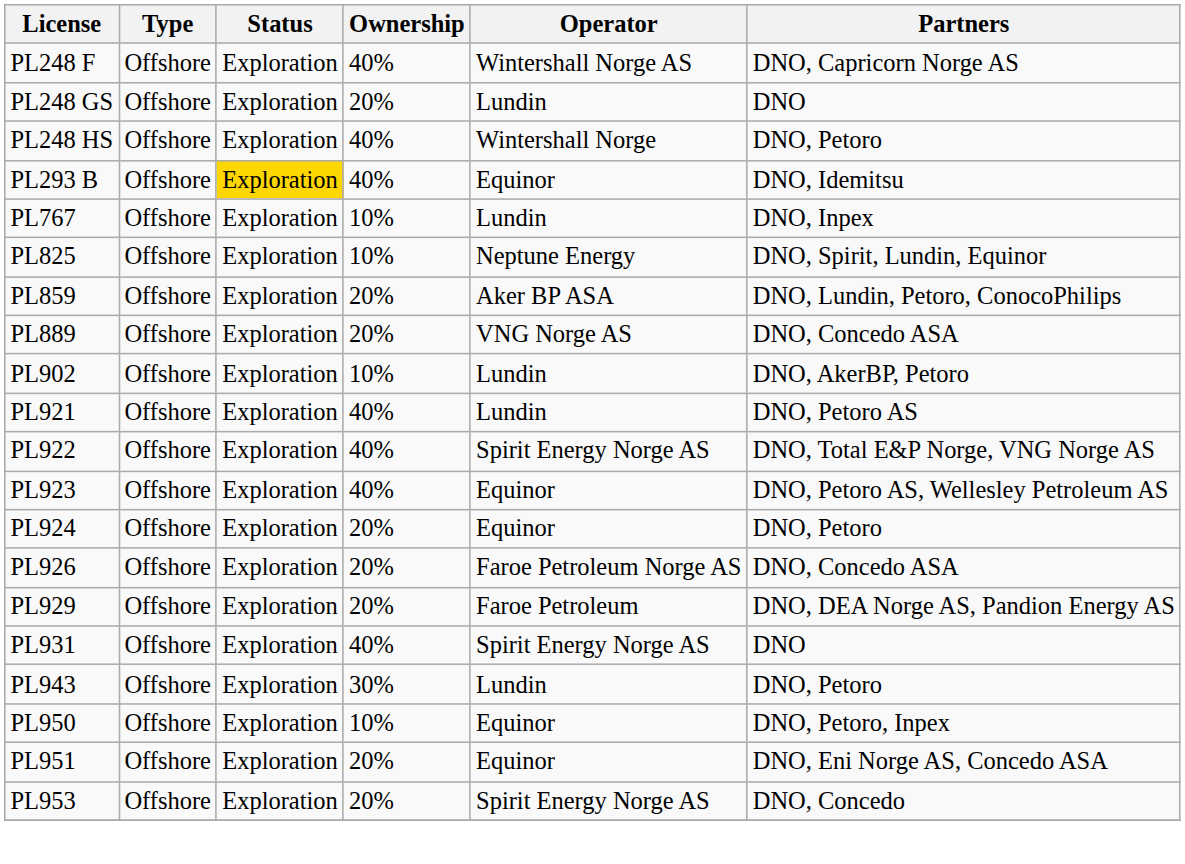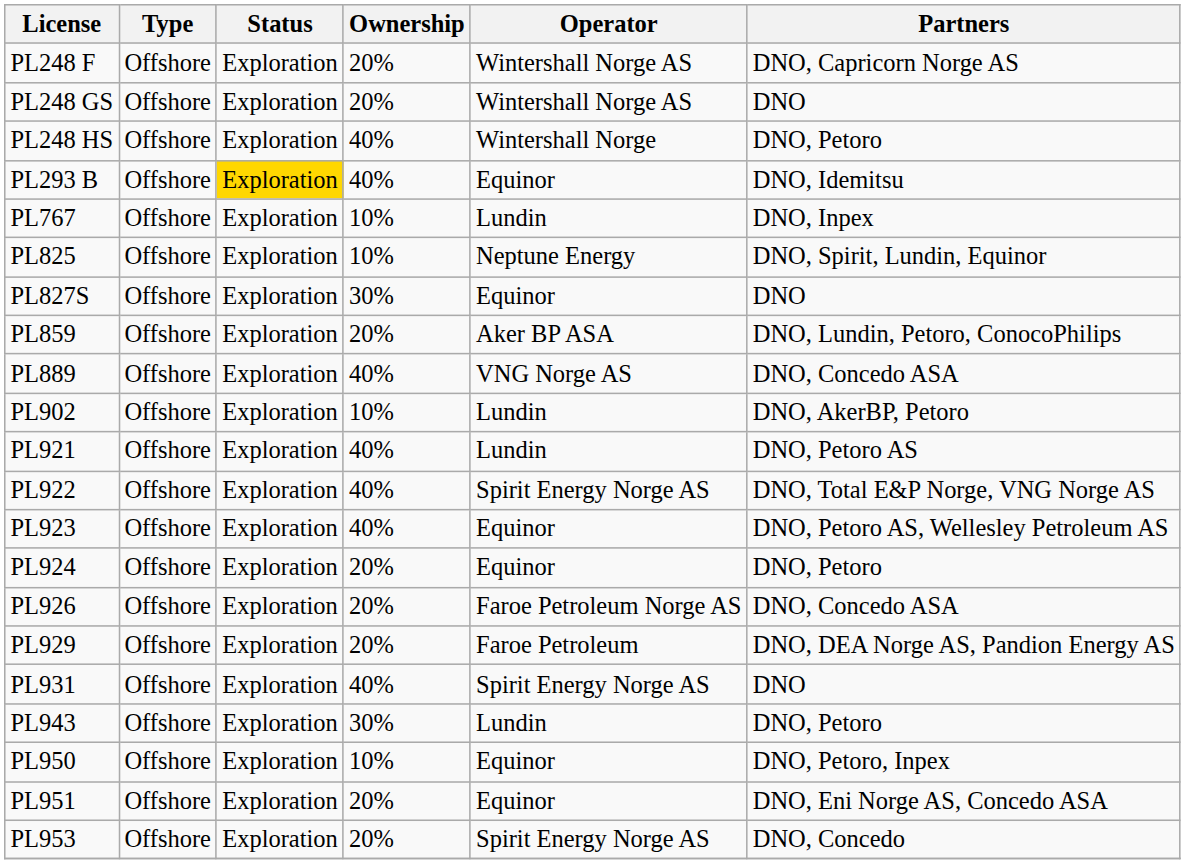(372, 62) 40% -> (372, 62) 20%
(511, 101) Lundin -> (584, 101) Wintershall Norge AS
+ row: (50, 295)
(372, 334) 20% -> (372, 373) 40%
